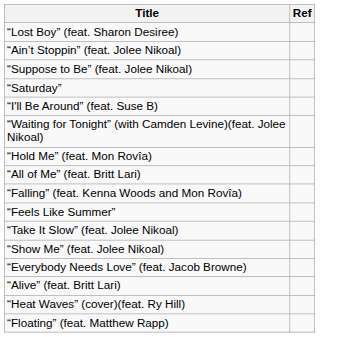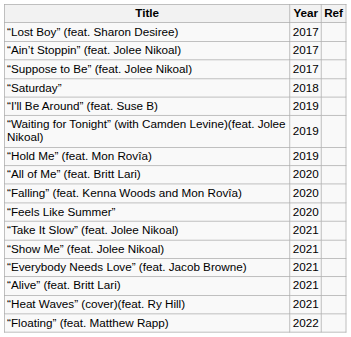+ column: (306, 13)
